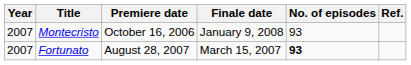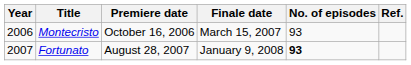(20, 32) 2007 -> (20, 32) 2006
(242, 32) January 9, 2008 -> (240, 32) March 15, 2007
(240, 50) March 15, 2007 -> (242, 50) January 9, 2008
